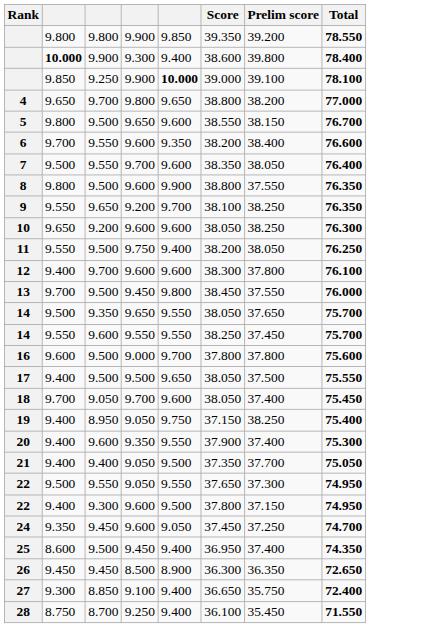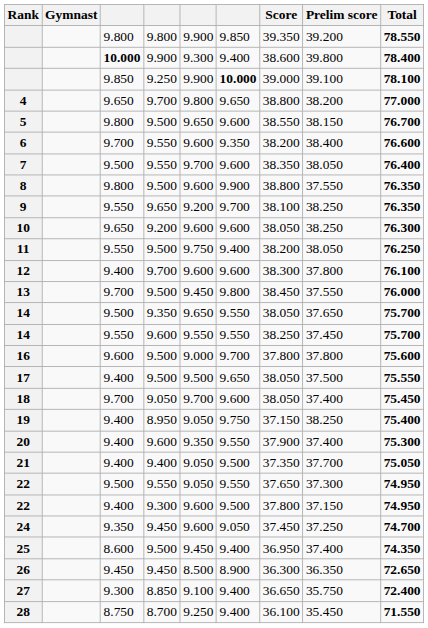+ column: (71, 15)
